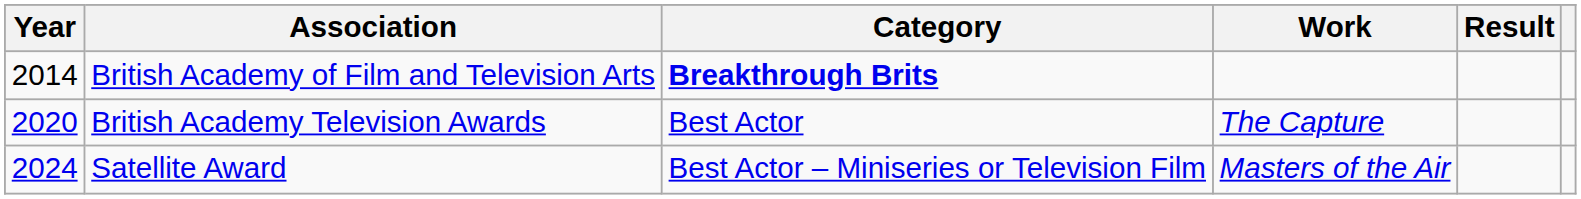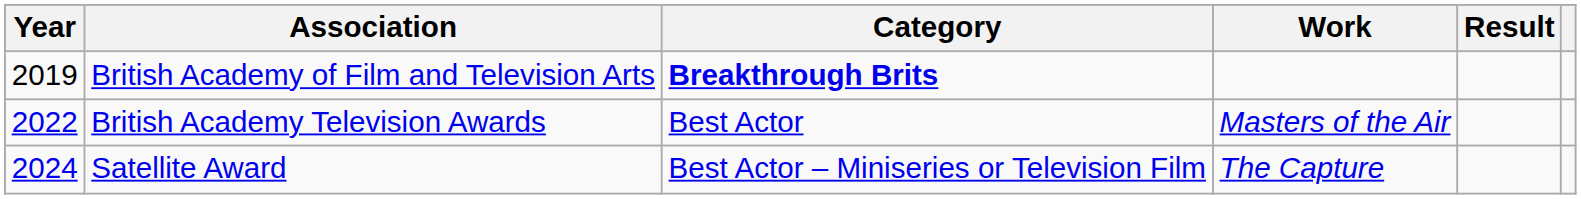(45, 74) 2014 -> (45, 74) 2019
(45, 121) 2020 -> (45, 121) 2022
(1302, 121) The Capture -> (1335, 121) Masters of the Air
(1335, 168) Masters of the Air -> (1302, 168) The Capture
